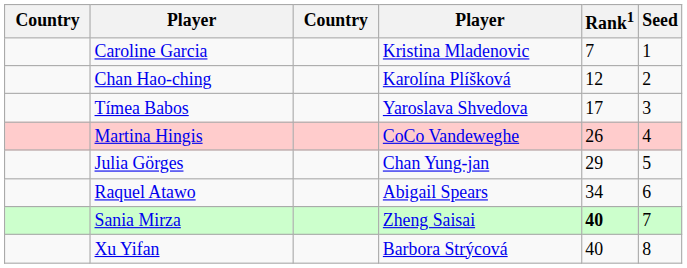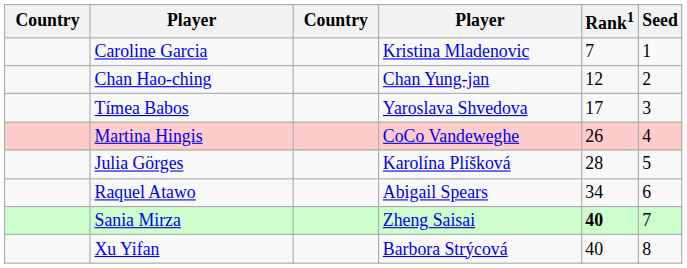(447, 79) Karolína Plíšková -> (436, 79) Chan Yung-jan
(436, 164) Chan Yung-jan -> (447, 164) Karolína Plíšková
(594, 164) 29 -> (594, 164) 28
